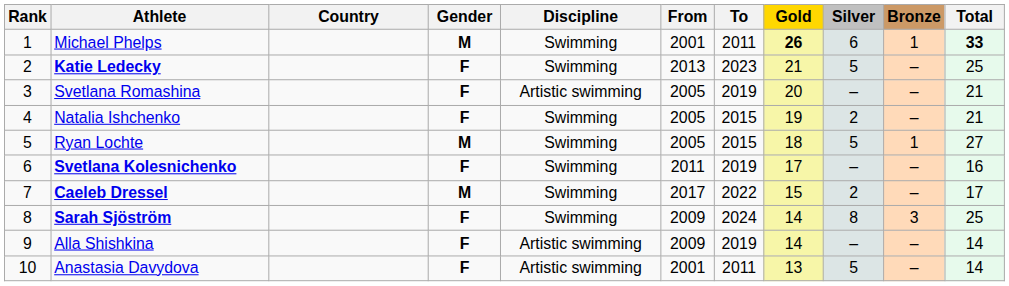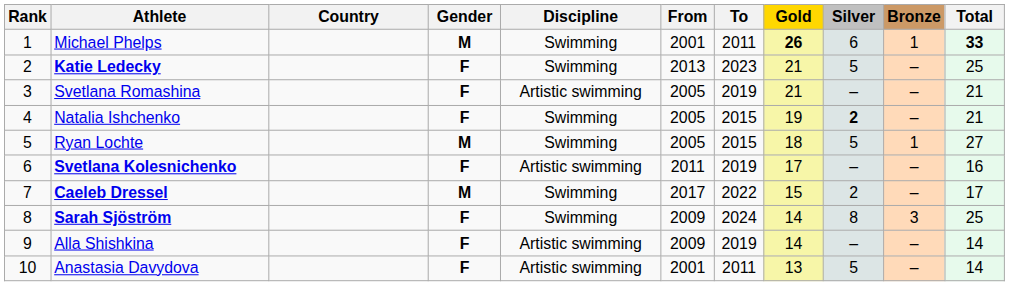(794, 92) 20 -> (794, 92) 21
(854, 117) normal -> (854, 117) bold
(581, 167) Swimming -> (581, 167) Artistic swimming
